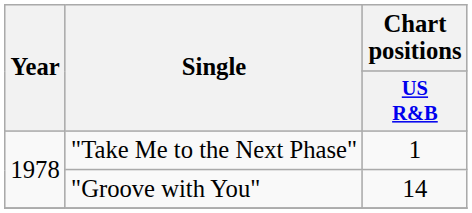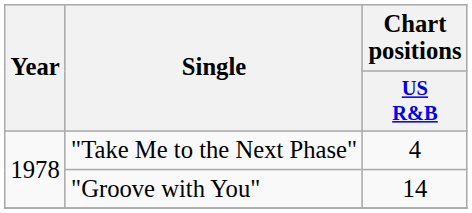(415, 149) 1 -> (415, 149) 4
